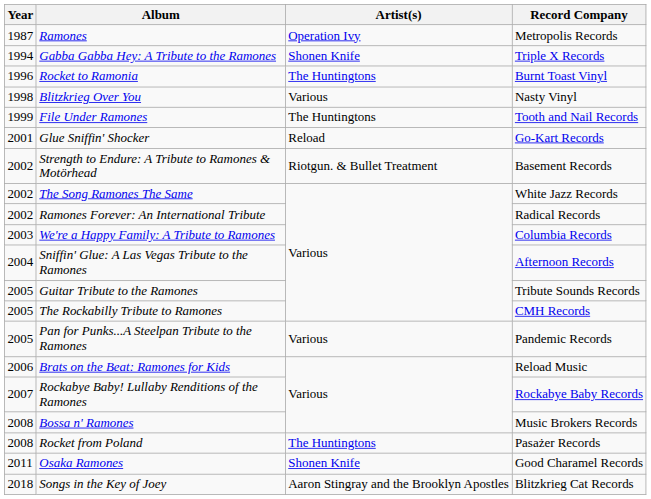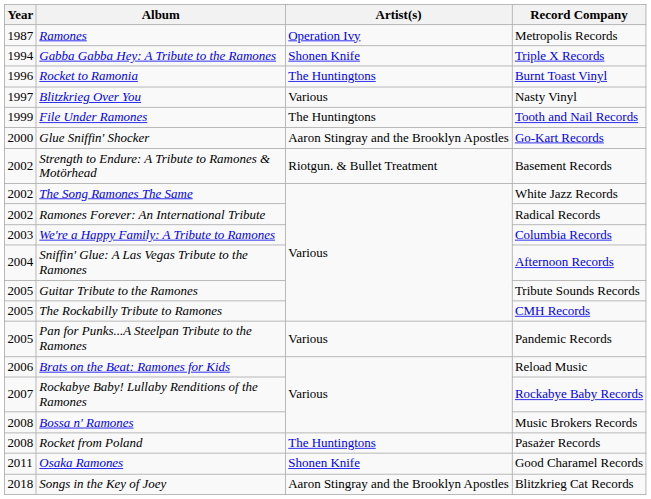(20, 96) 1998 -> (20, 96) 1997
(20, 138) 2001 -> (20, 138) 2000
(307, 138) Reload -> (399, 138) Aaron Stingray and the Brooklyn Apostles
